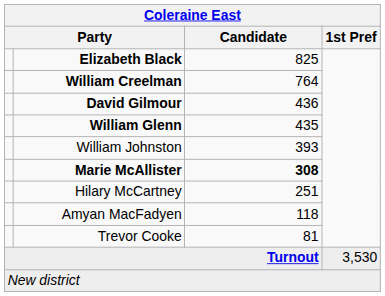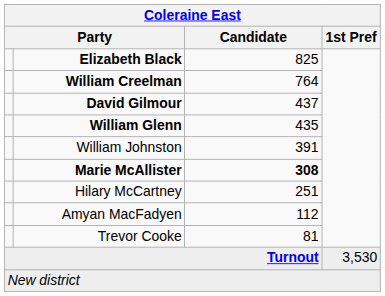(307, 103) 436 -> (307, 103) 437
(307, 147) 393 -> (307, 147) 391
(307, 214) 118 -> (307, 214) 112
